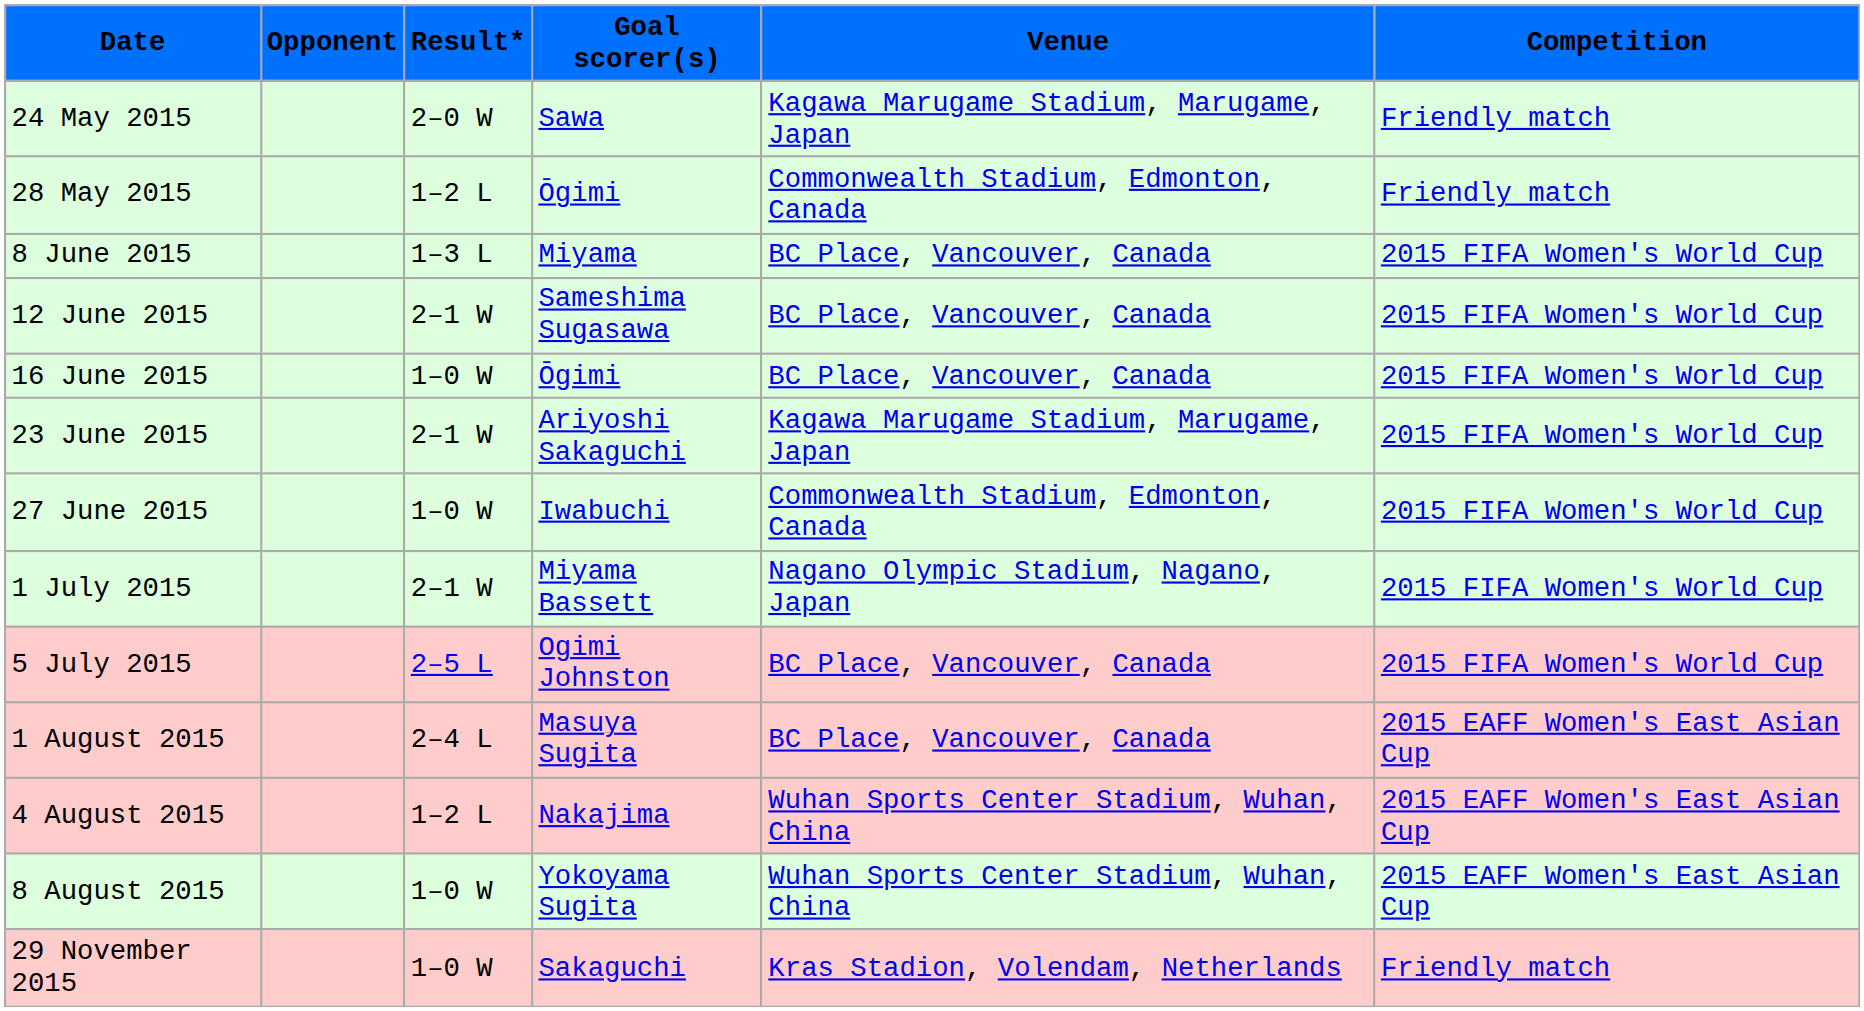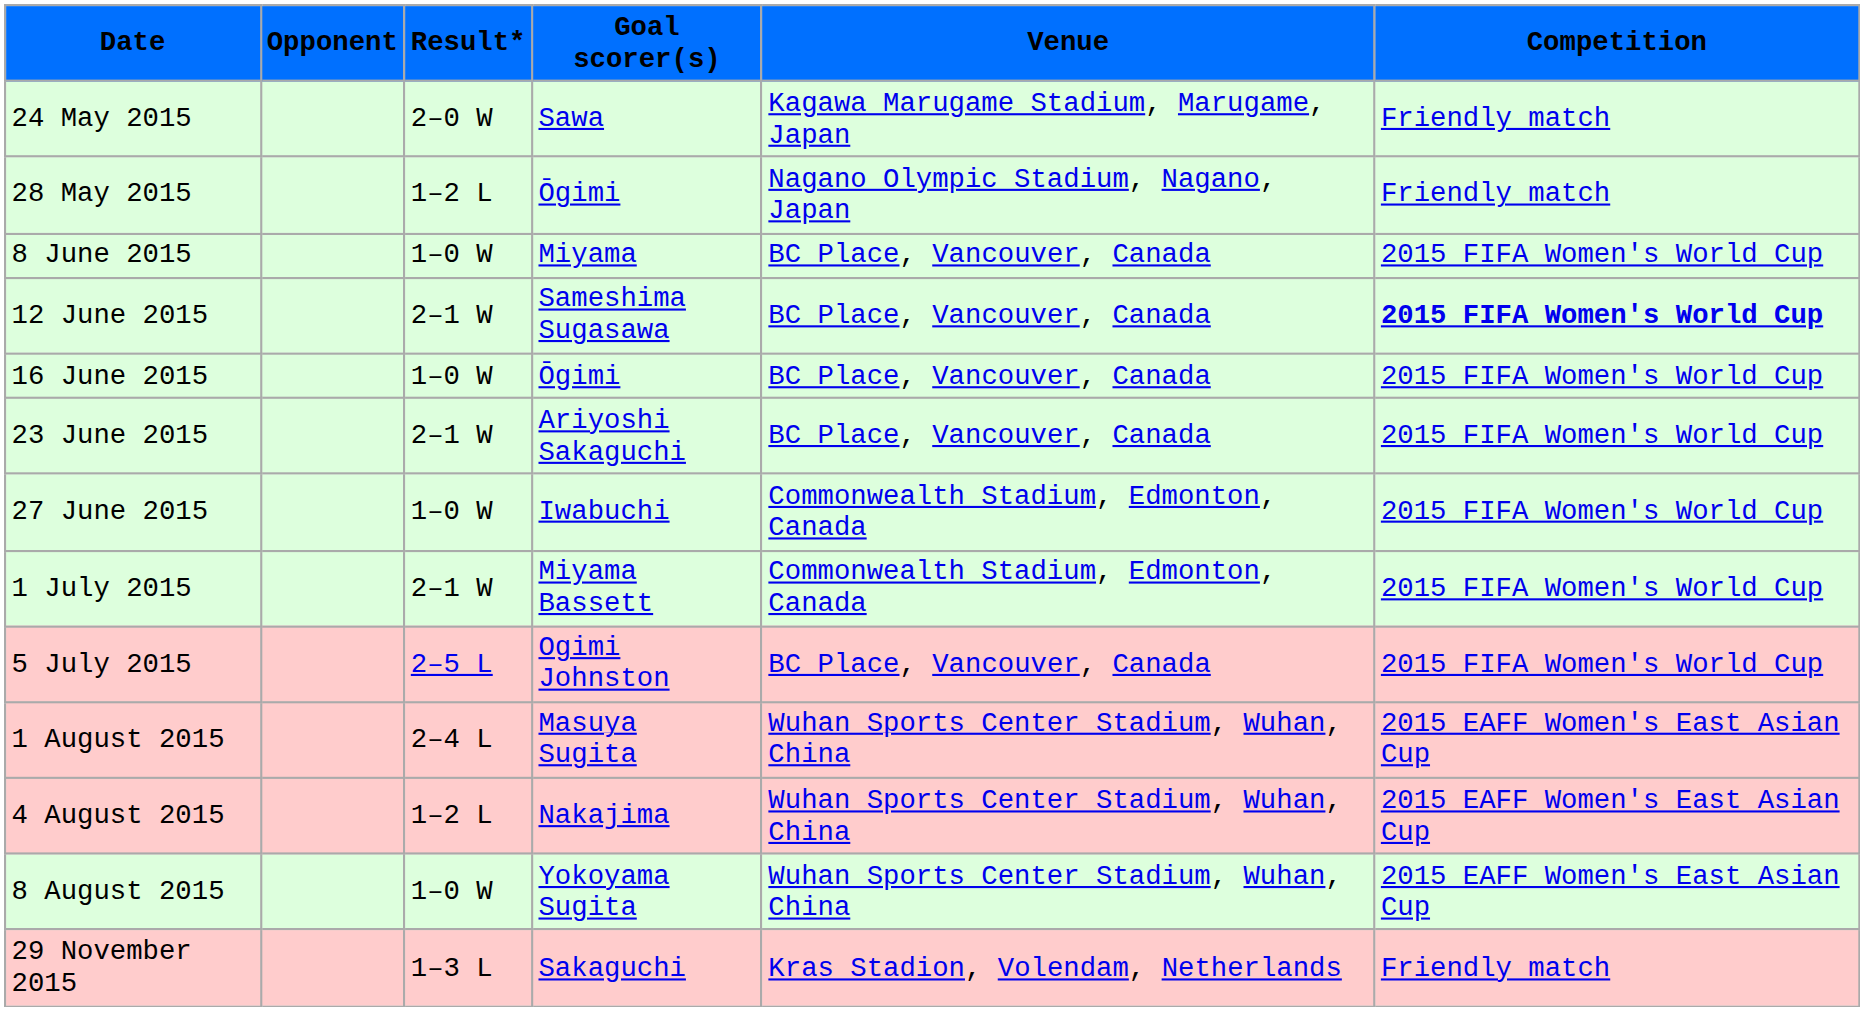(1022, 195) Commonwealth Stadium, Edmonton, Canada -> (1022, 195) Nagano Olympic Stadium, Nagano, Japan
(452, 255) 1–3 L -> (452, 255) 1–0 W
(1602, 316) normal -> (1602, 316) bold
(1047, 436) Kagawa Marugame Stadium, Marugame, Japan -> (990, 436) BC Place, Vancouver, Canada
(1022, 588) Nagano Olympic Stadium, Nagano, Japan -> (1022, 588) Commonwealth Stadium, Edmonton, Canada
(990, 740) BC Place, Vancouver, Canada -> (1055, 740) Wuhan Sports Center Stadium, Wuhan, China
(452, 968) 1–0 W -> (452, 968) 1–3 L
